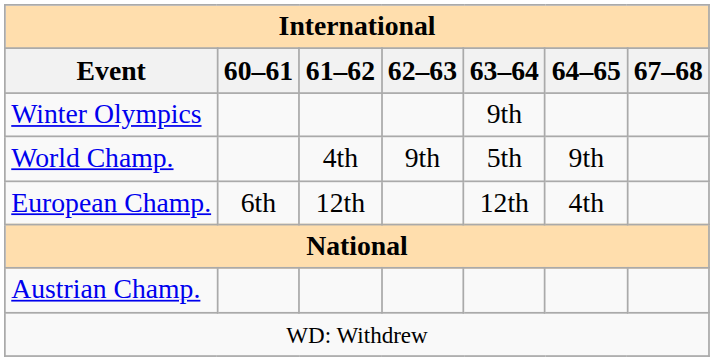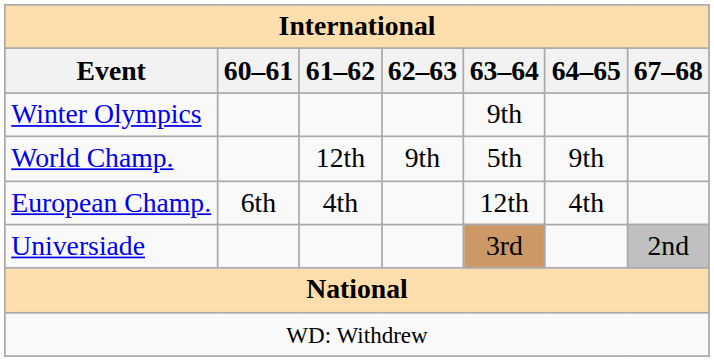(340, 158) 4th -> (340, 158) 12th
(340, 202) 12th -> (340, 202) 4th
+ row: (78, 245)
- row: (106, 289)
